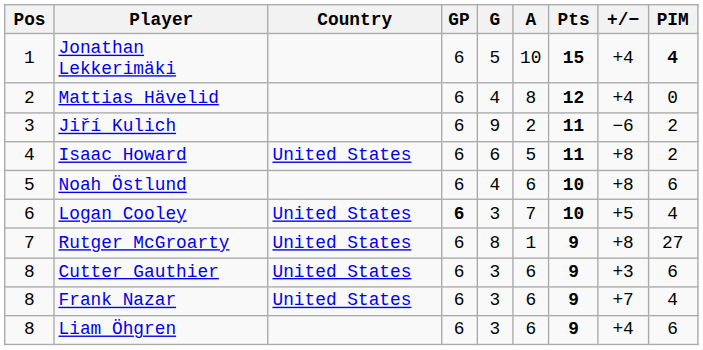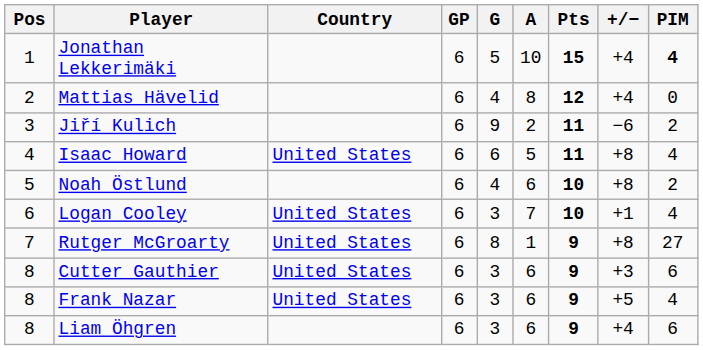(673, 156) 2 -> (673, 156) 4
(673, 185) 6 -> (673, 185) 2
(459, 214) bold -> (459, 214) normal
(623, 214) +5 -> (623, 214) +1
(623, 301) +7 -> (623, 301) +5
